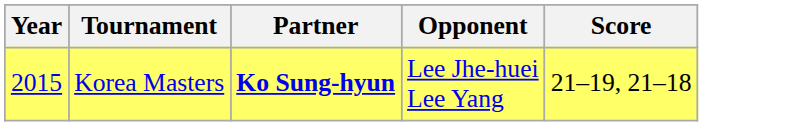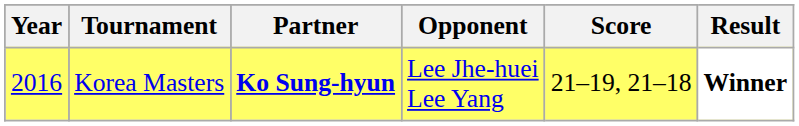+ column: (745, 26)
(37, 83) 2015 -> (37, 83) 2016
